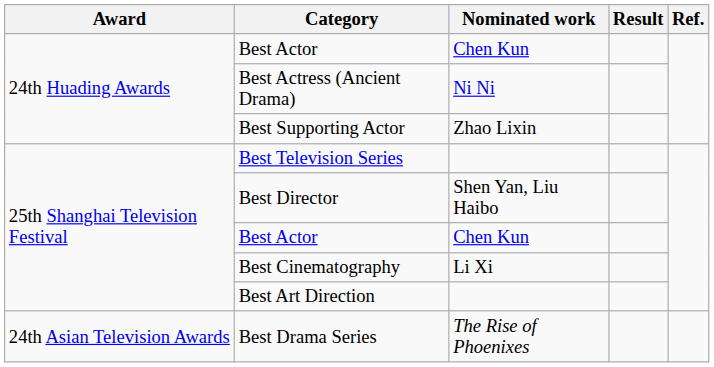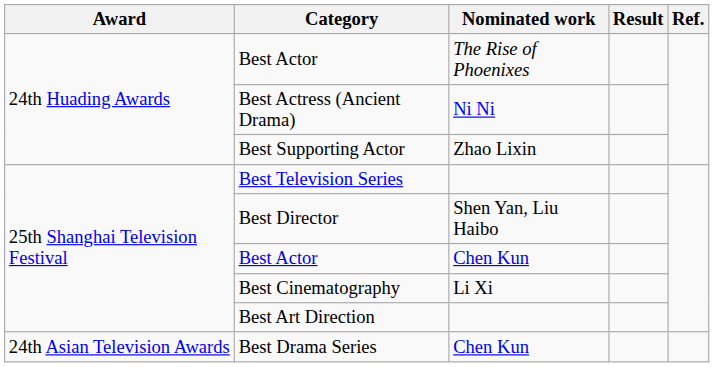(491, 48) Chen Kun -> (495, 59) The Rise of Phoenixes
(495, 336) The Rise of Phoenixes -> (491, 346) Chen Kun
